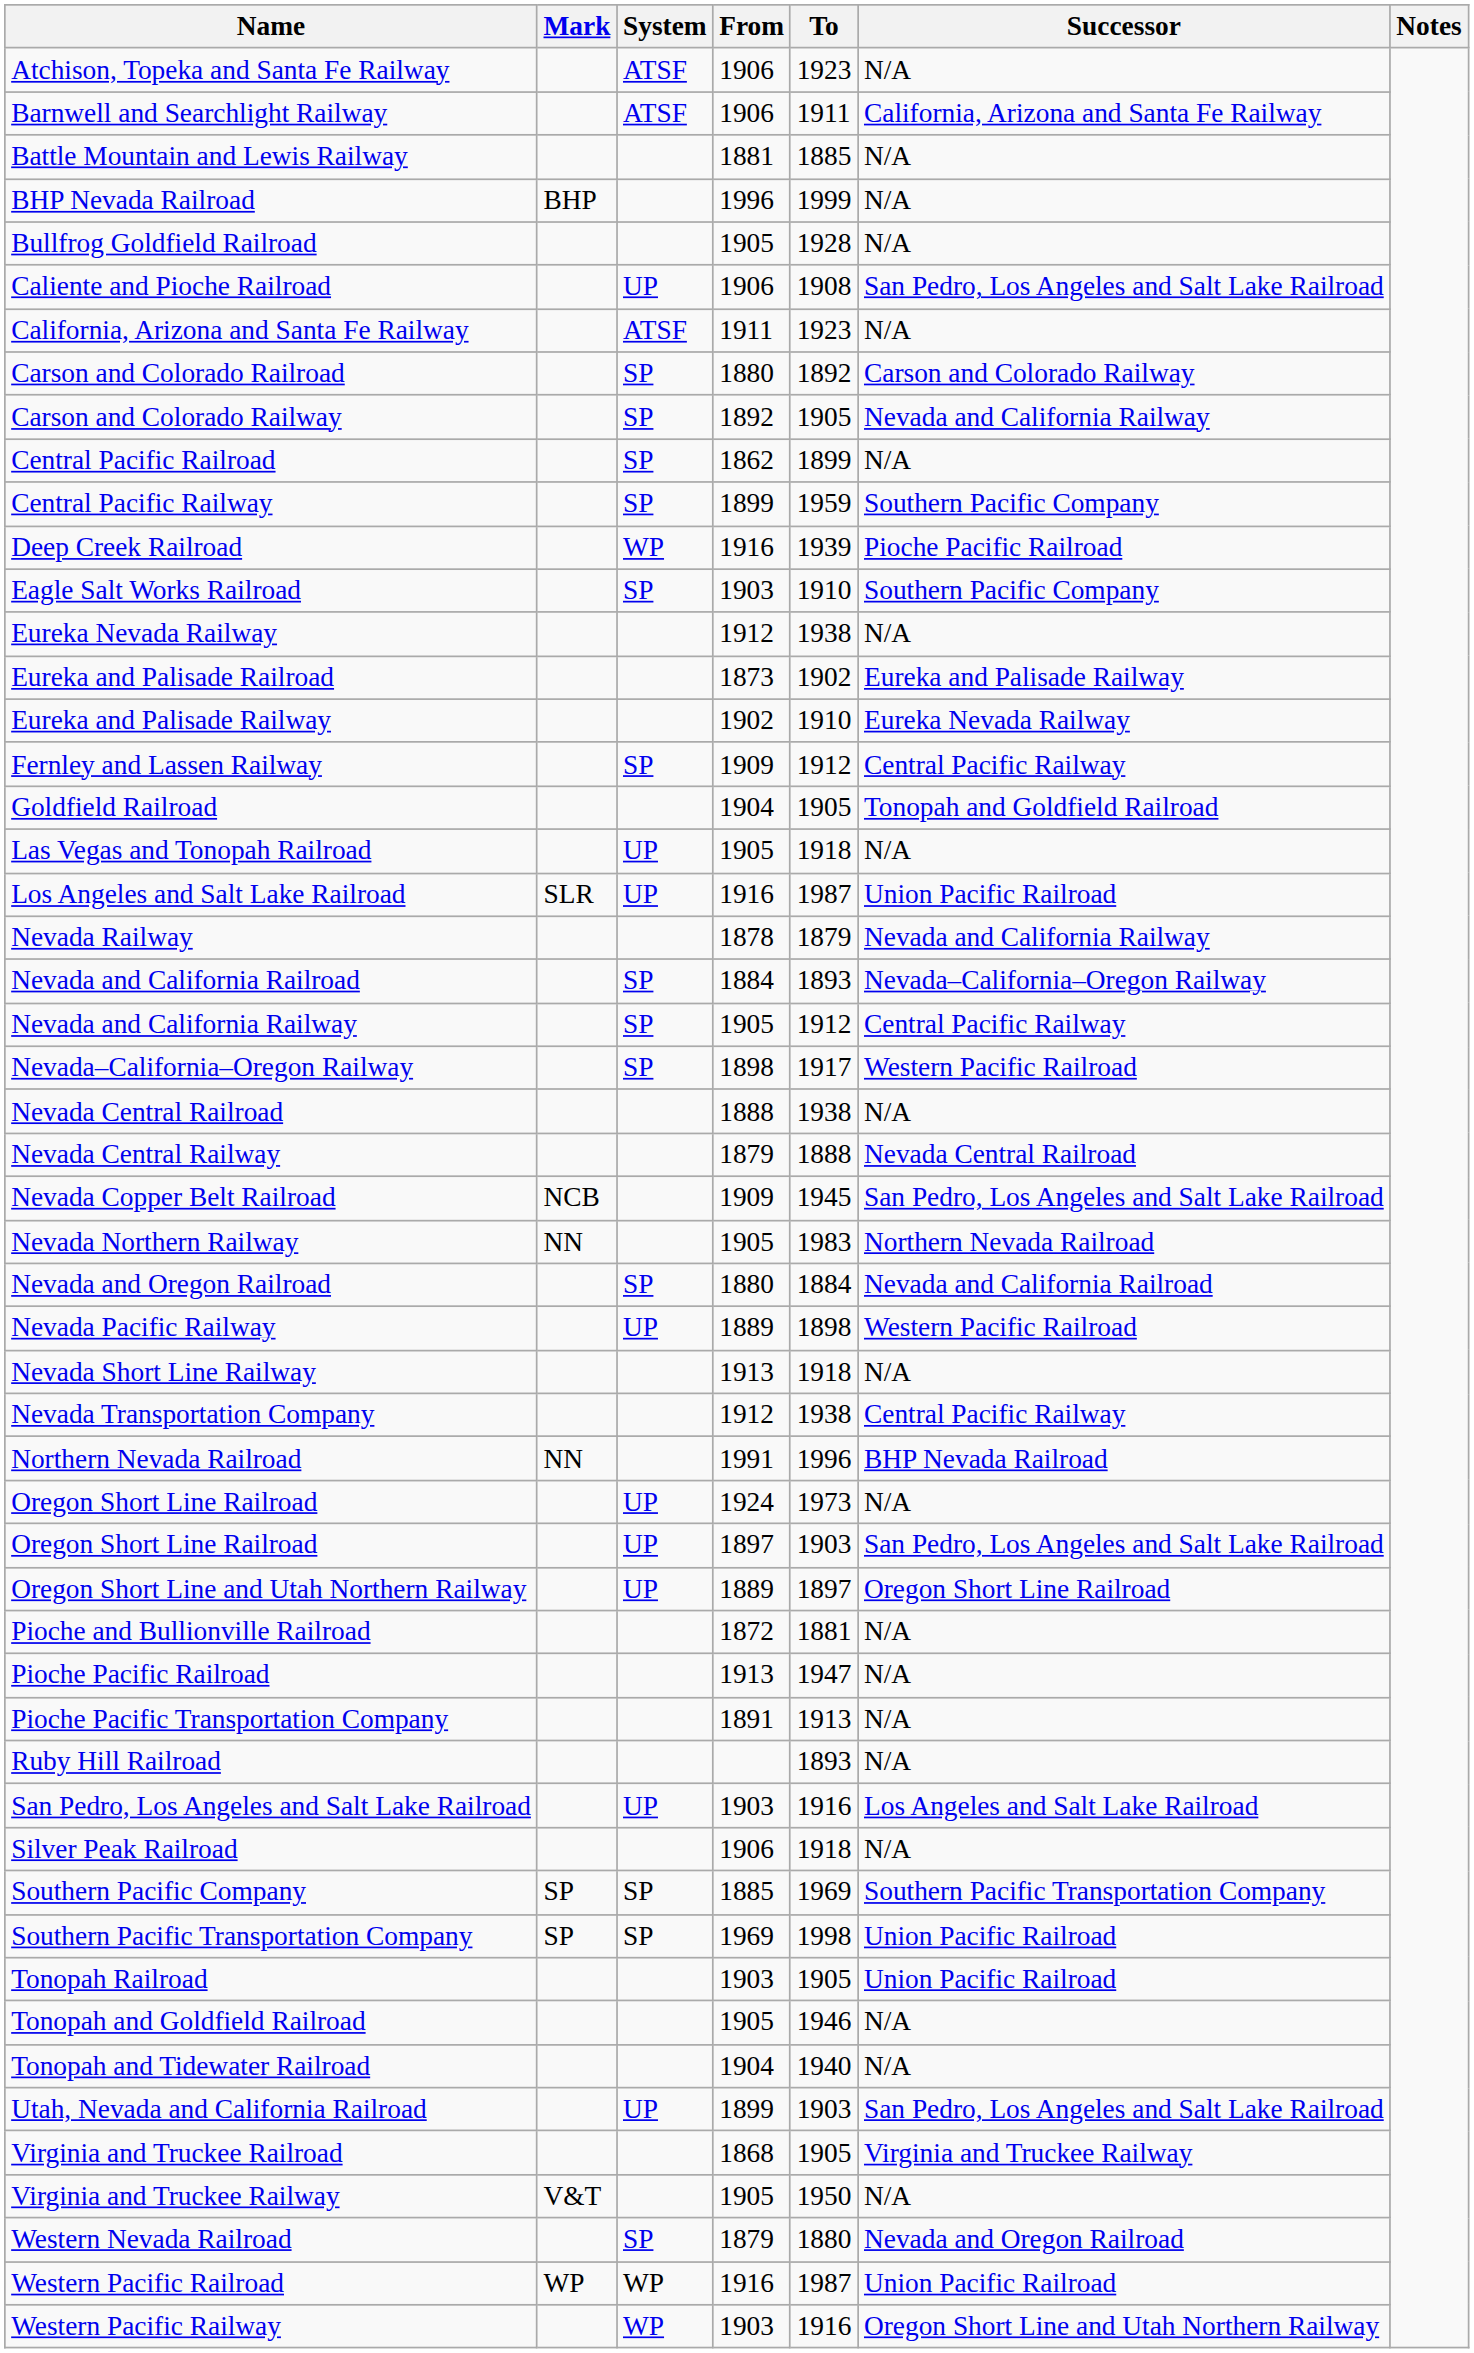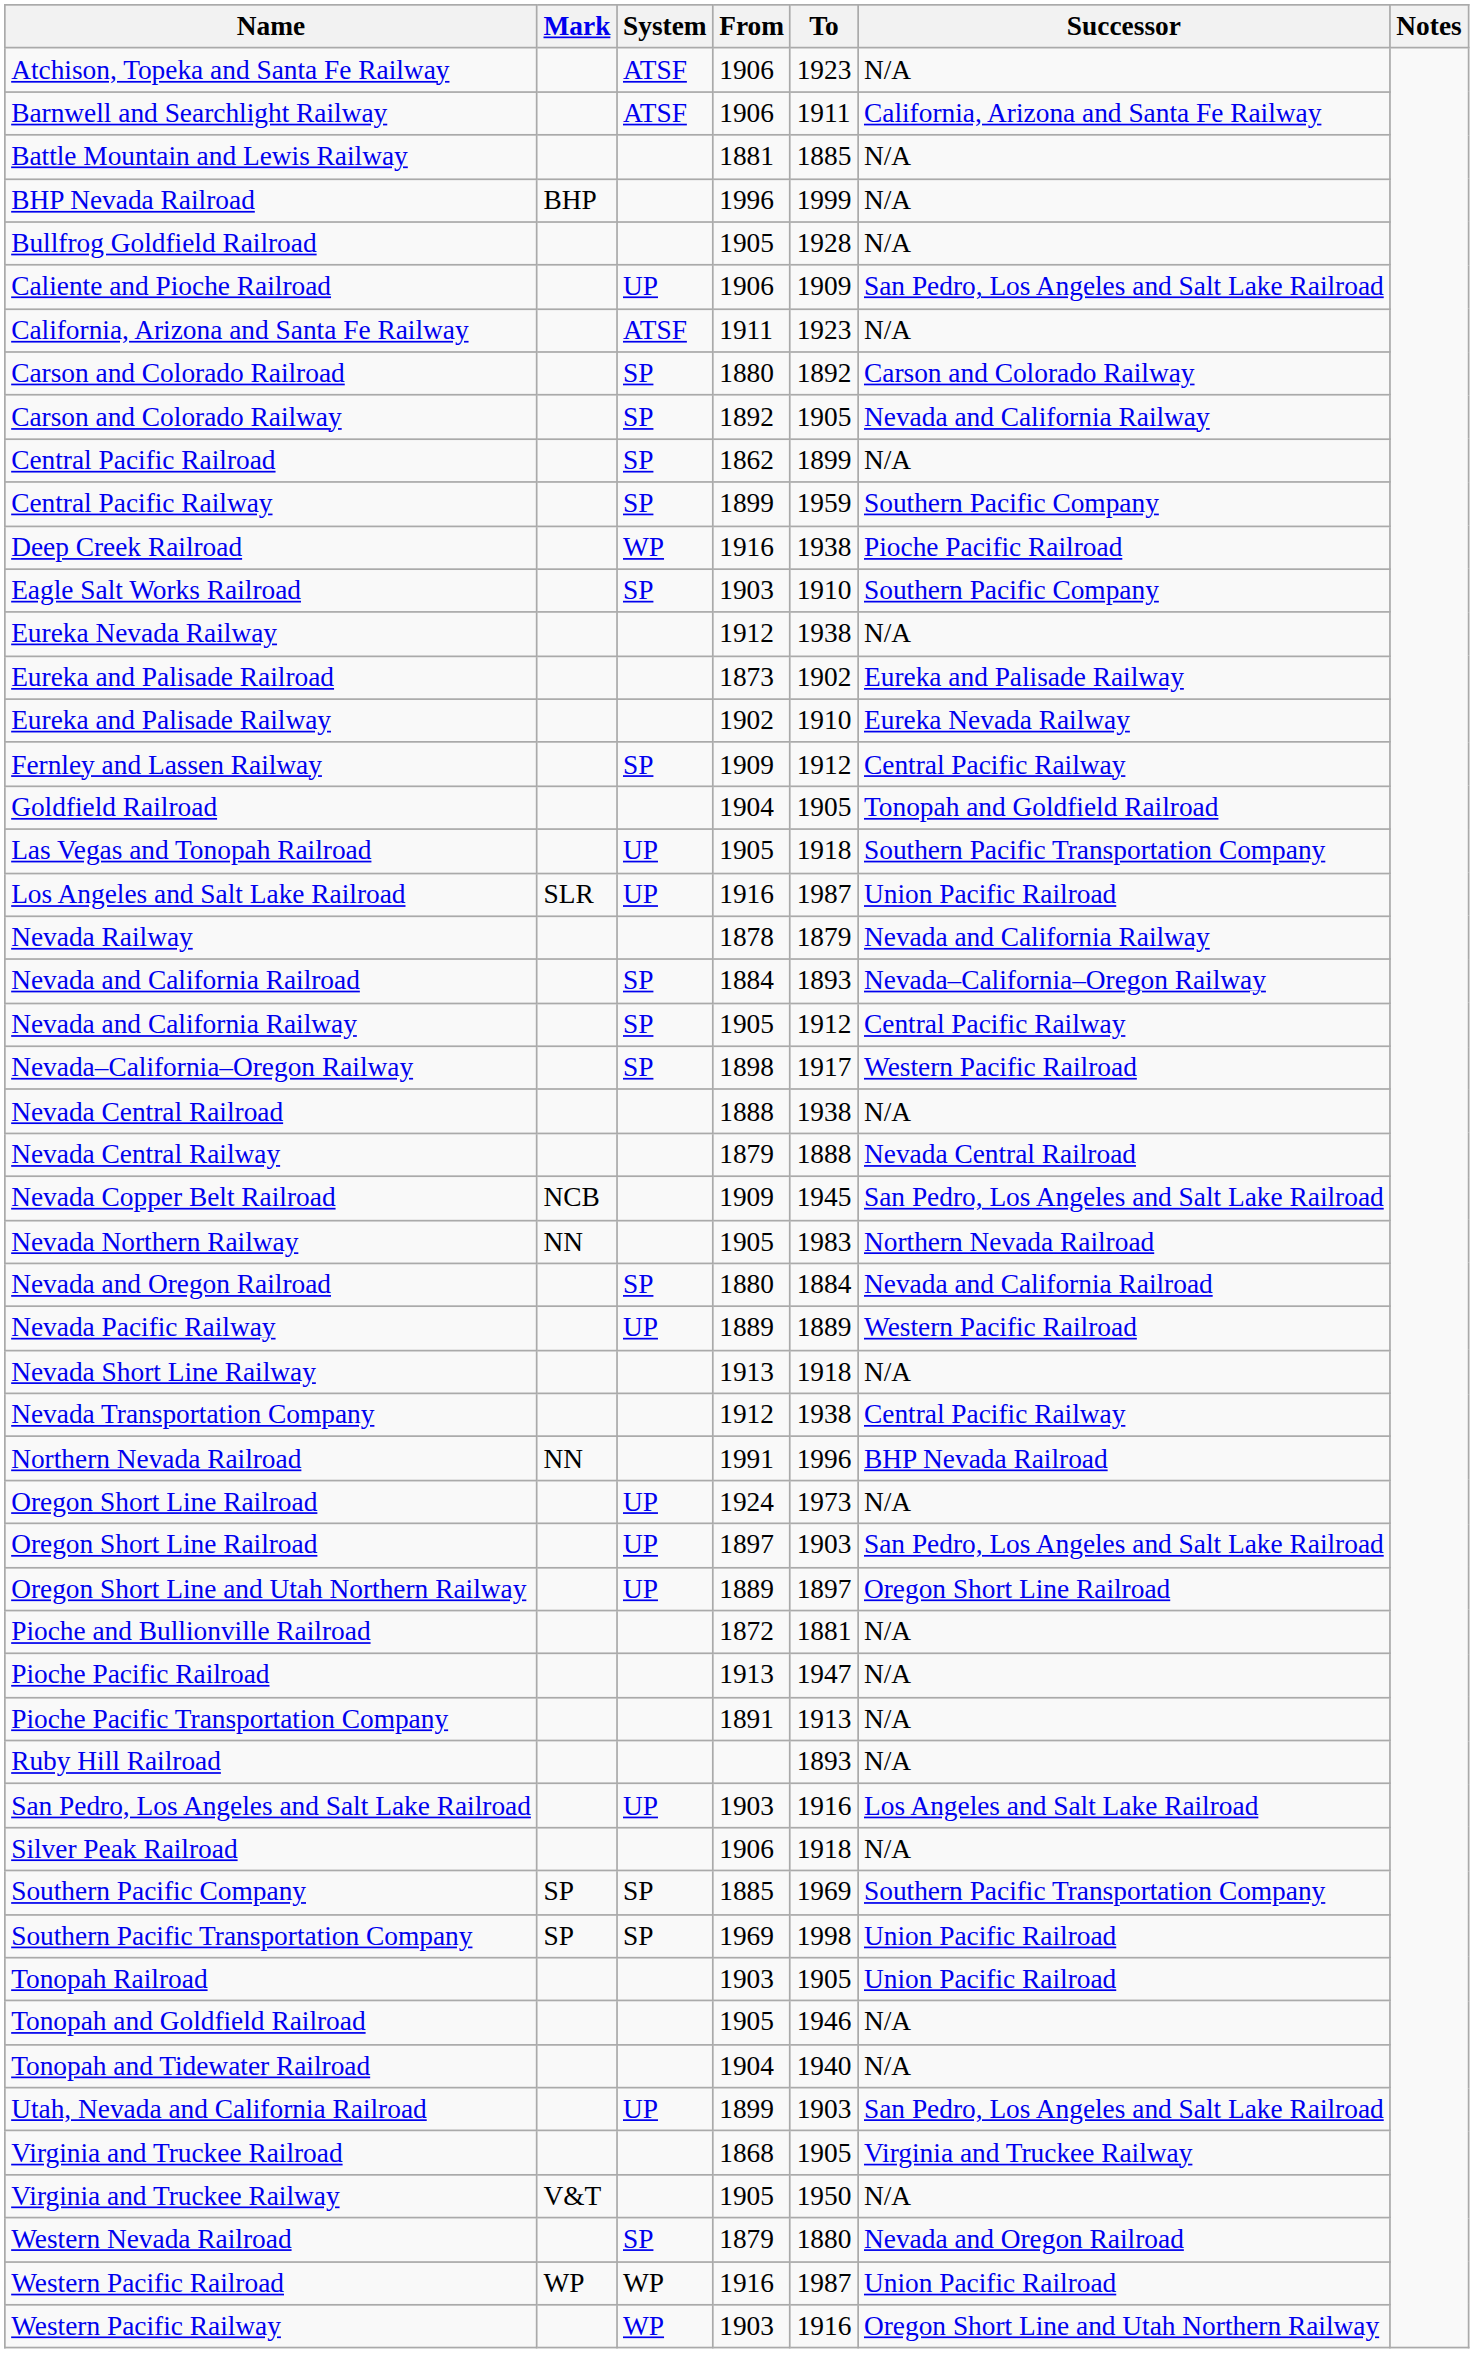(824, 286) 1908 -> (824, 286) 1909
(824, 546) 1939 -> (824, 546) 1938
(888, 850) N/A -> (1095, 850) Southern Pacific Transportation Company
(824, 1327) 1898 -> (824, 1327) 1889
